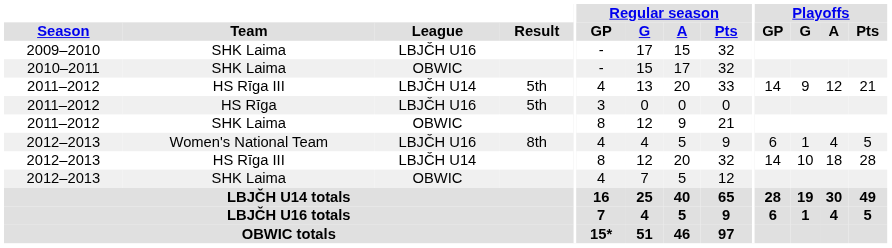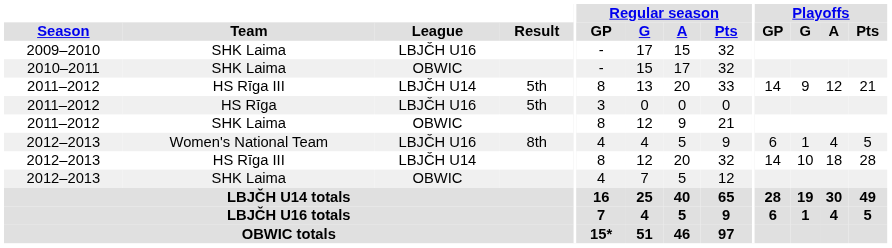(601, 86) 4 -> (601, 86) 8
